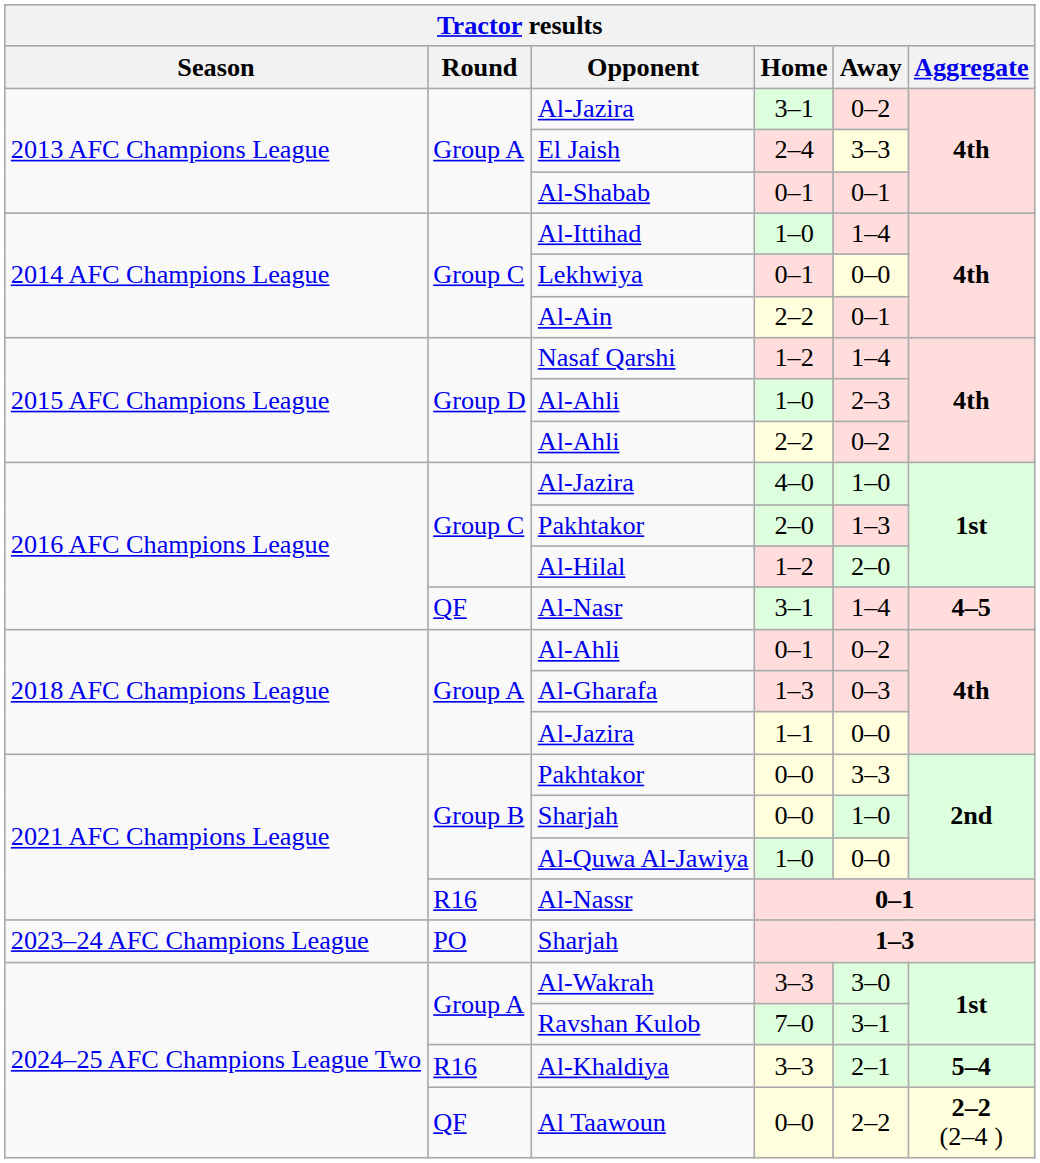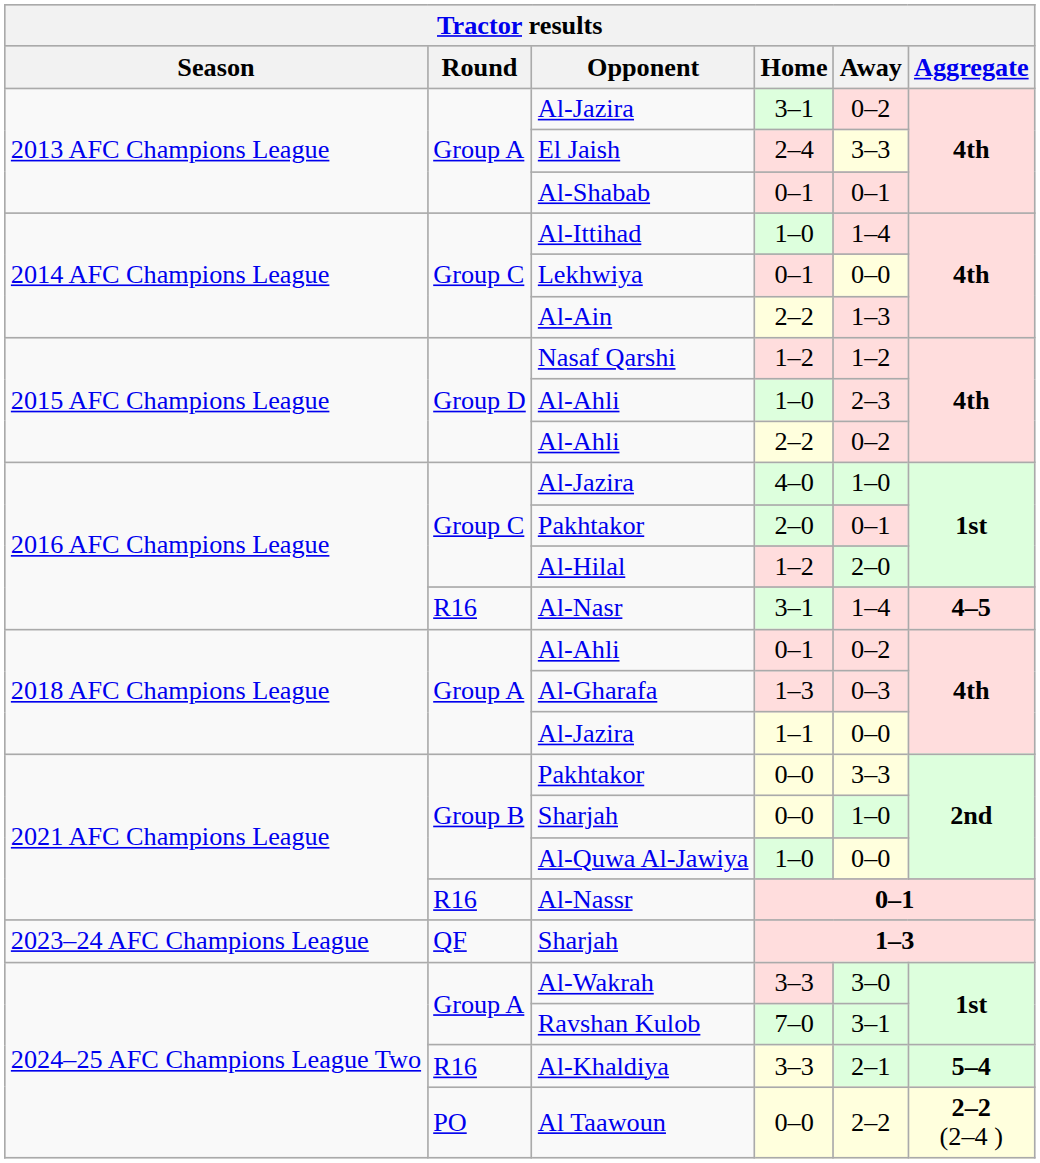(871, 316) 0–1 -> (871, 316) 1–3
(871, 358) 1–4 -> (871, 358) 1–2
(871, 524) 1–3 -> (871, 524) 0–1
(450, 607) QF -> (455, 607) R16
(450, 940) PO -> (450, 940) QF
(450, 1122) QF -> (450, 1122) PO
